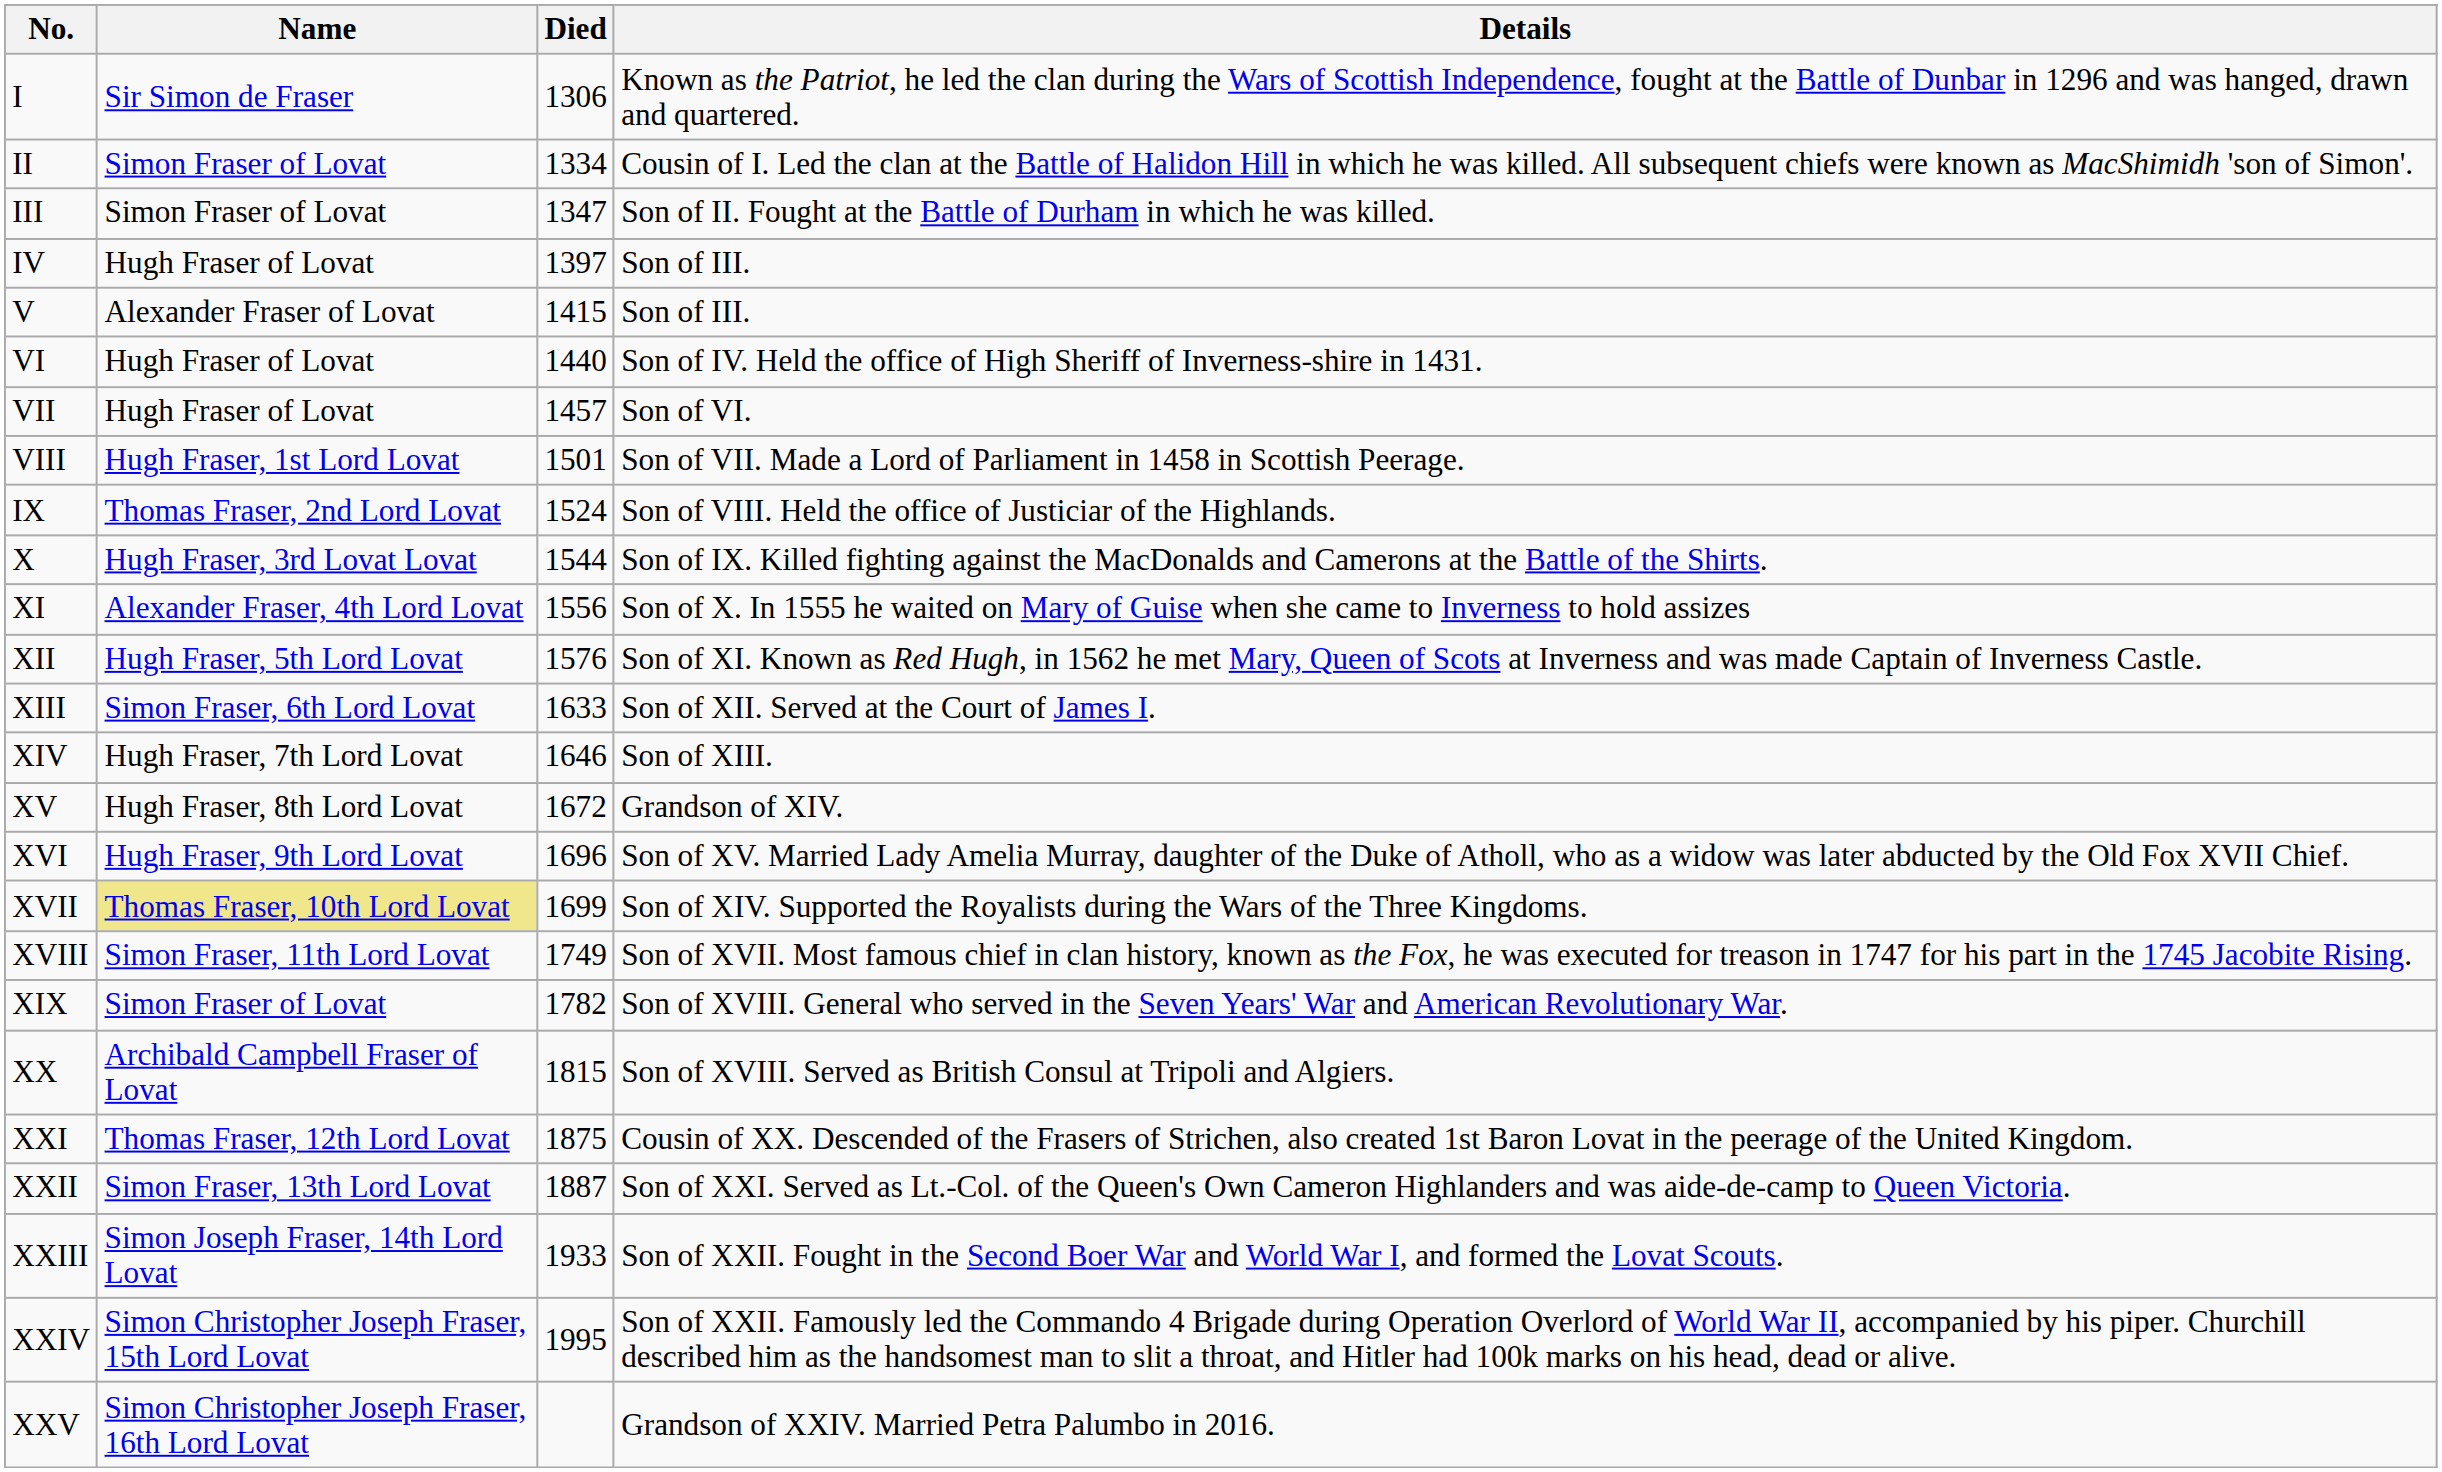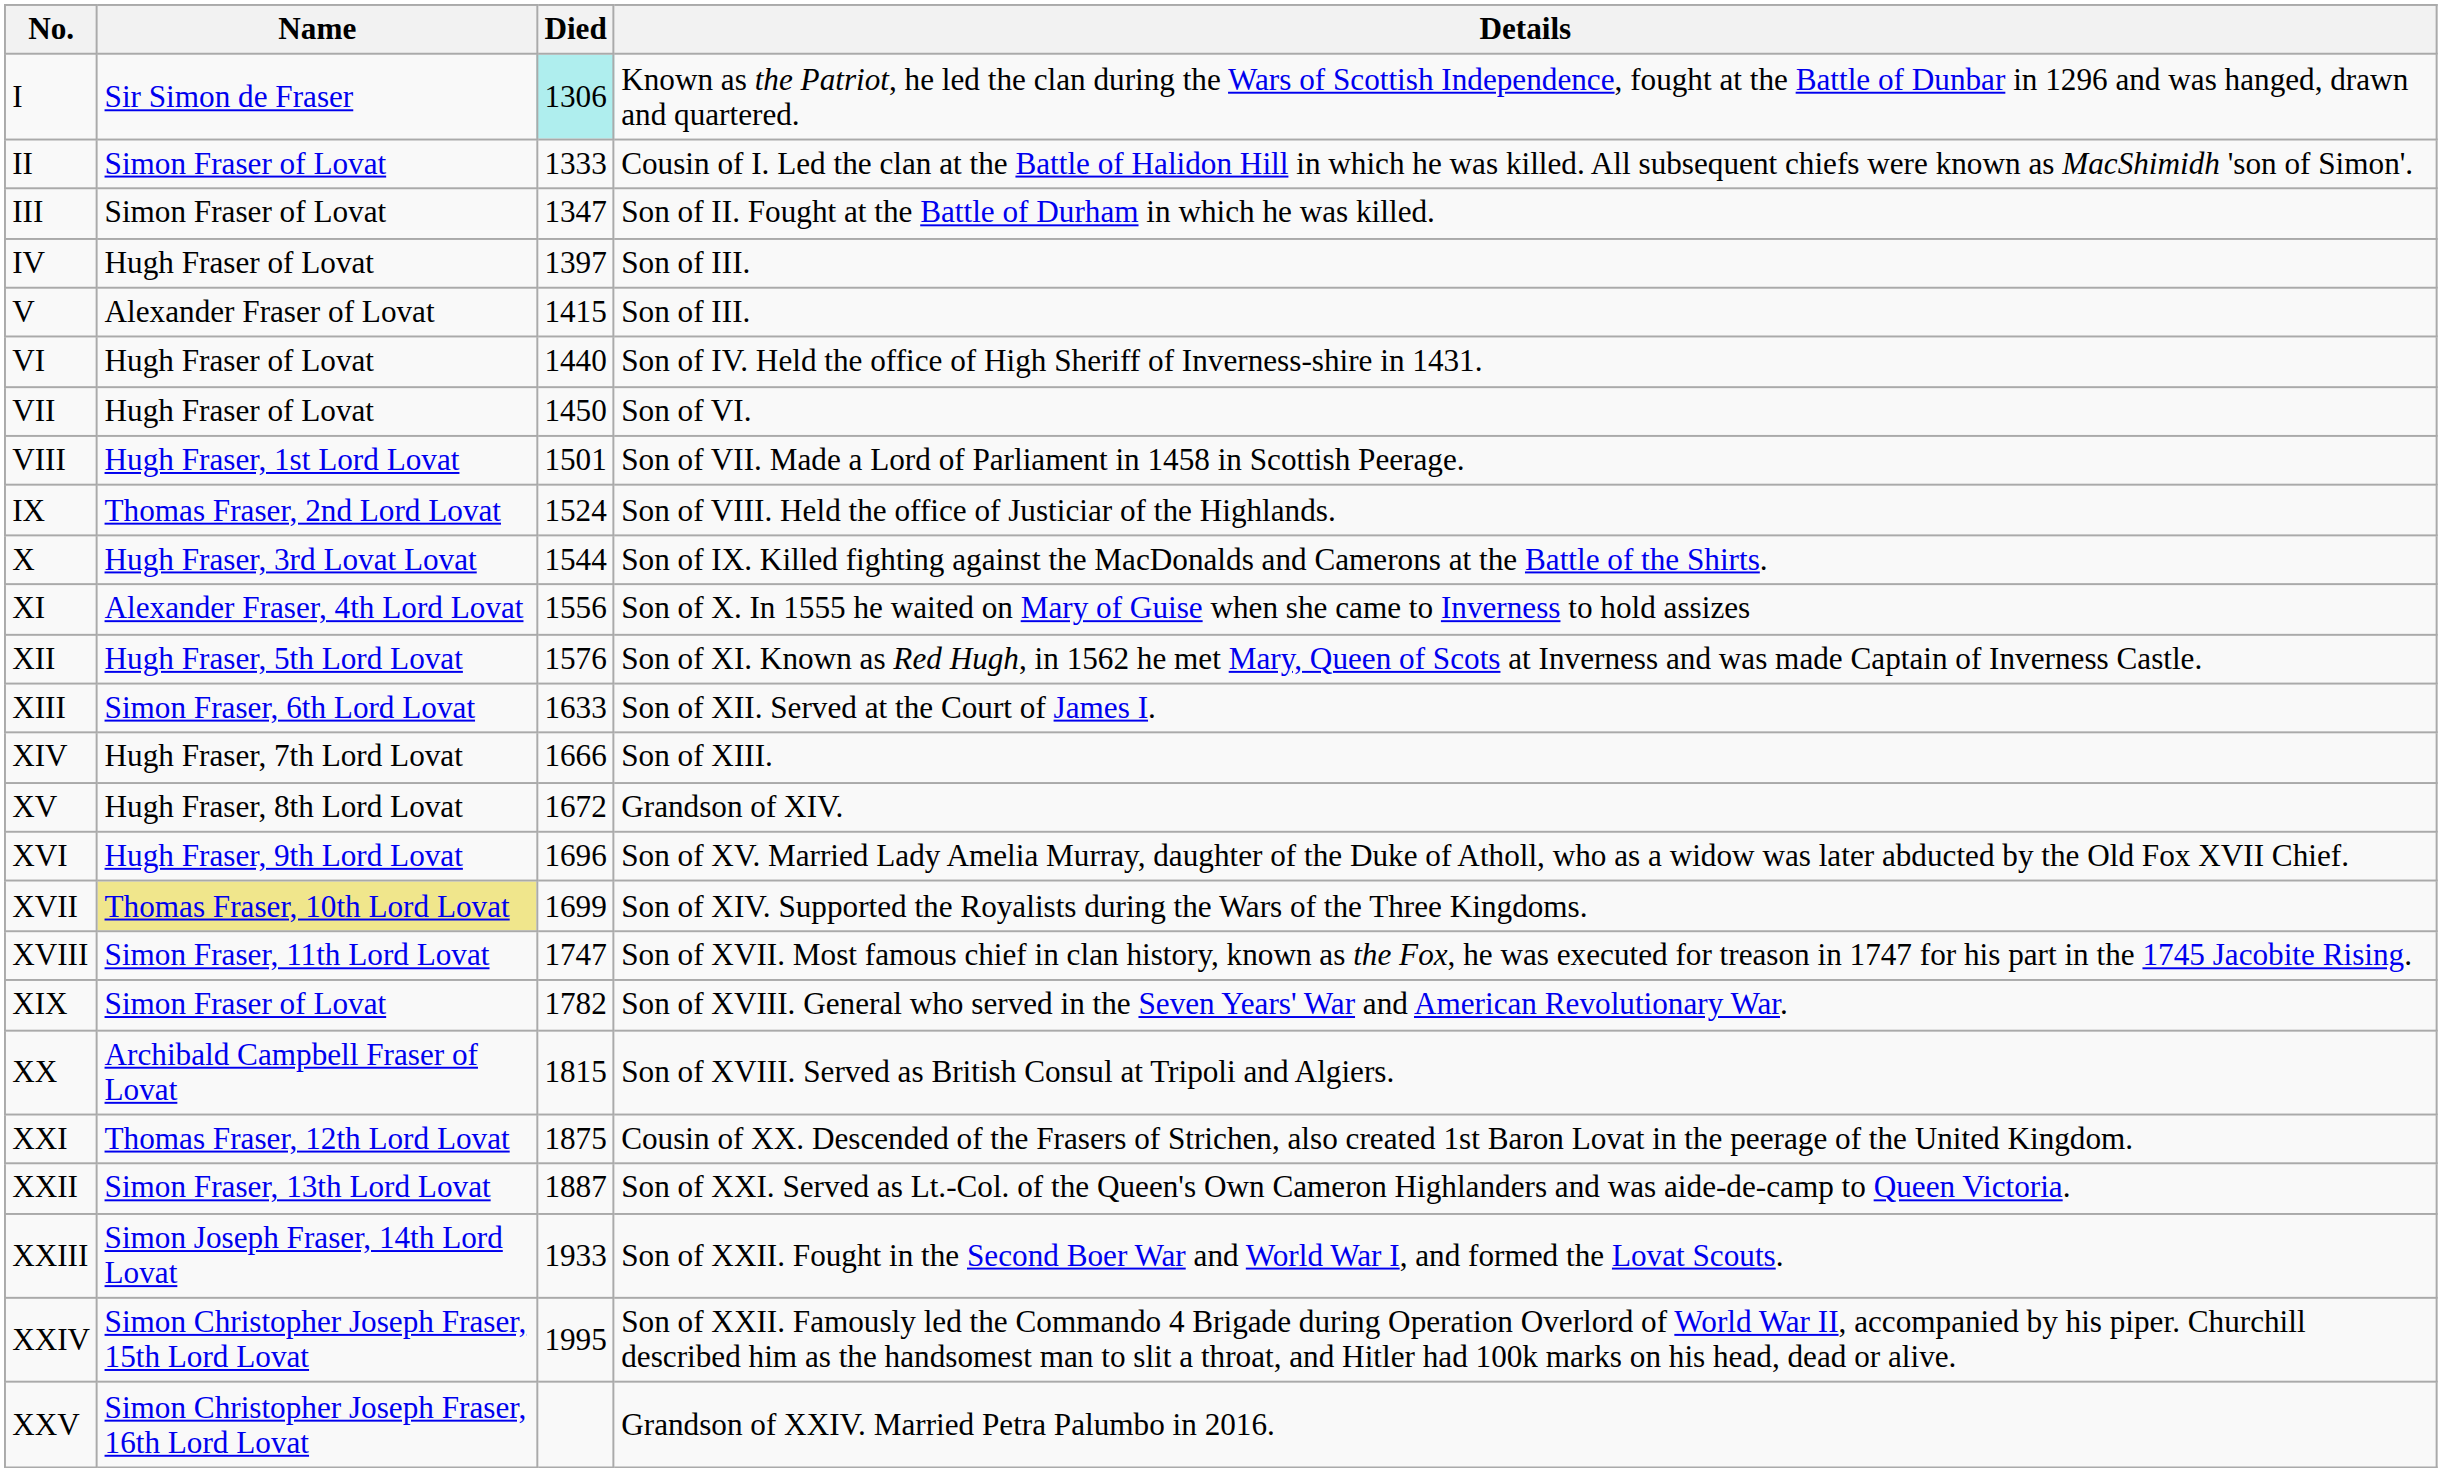(576, 96) no background -> (576, 96) paleturquoise background
(576, 163) 1334 -> (576, 163) 1333
(576, 410) 1457 -> (576, 410) 1450
(576, 757) 1646 -> (576, 757) 1666
(576, 955) 1749 -> (576, 955) 1747
